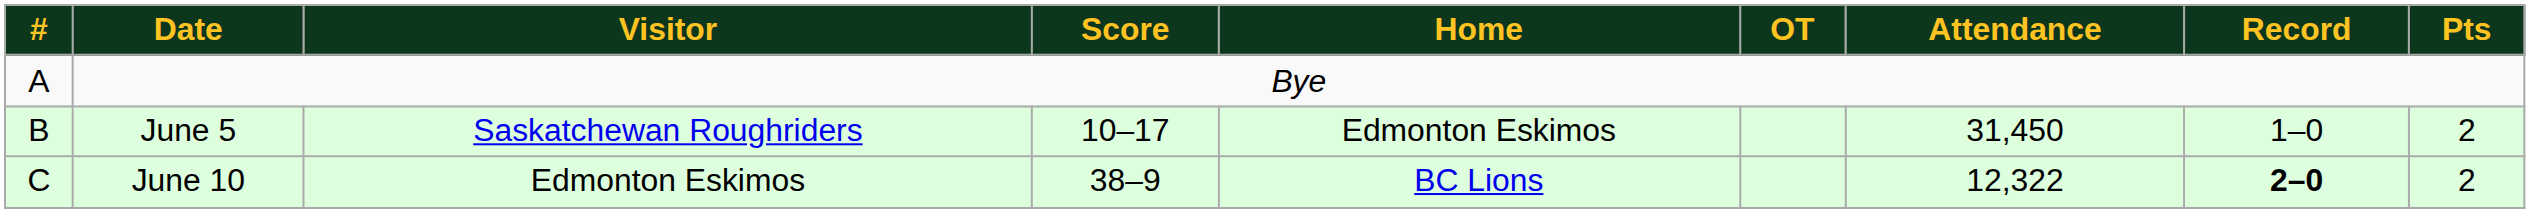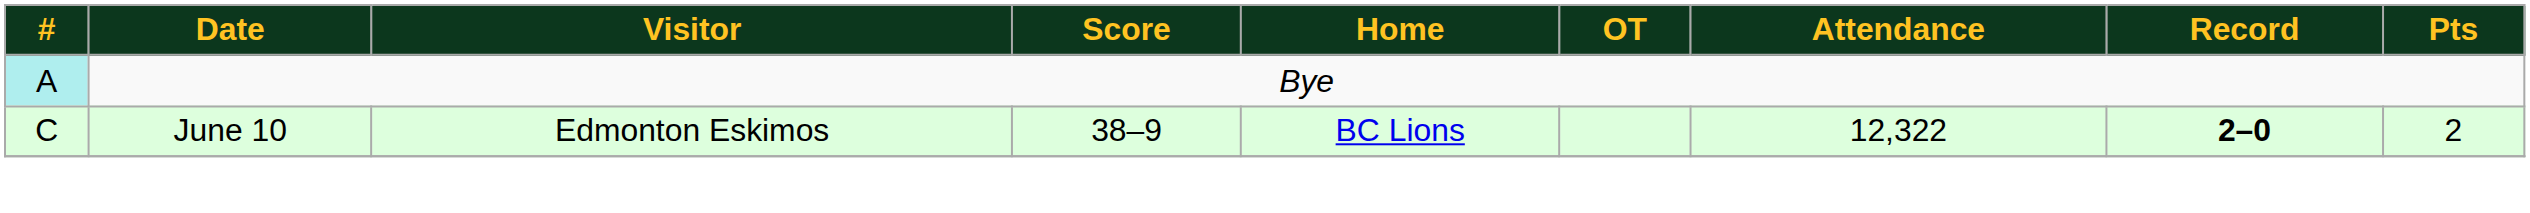(39, 80) no background -> (47, 80) paleturquoise background
- row: (188, 130)
